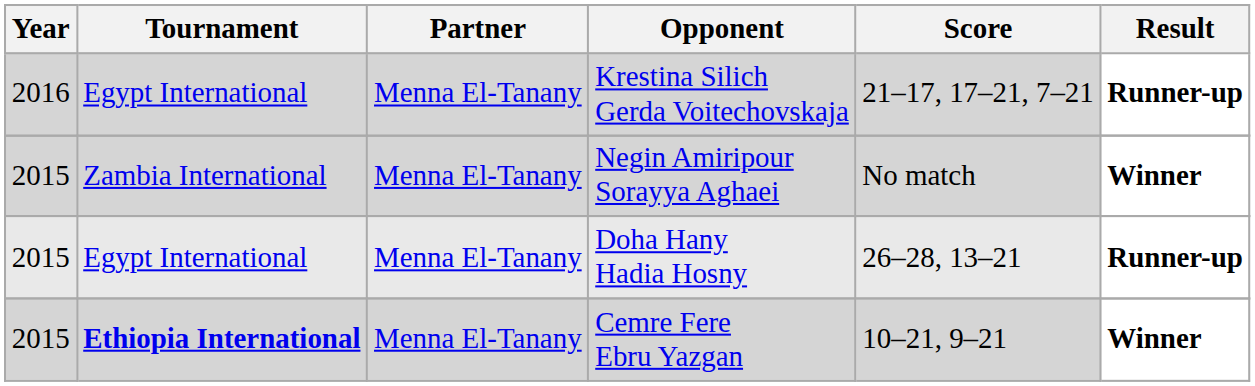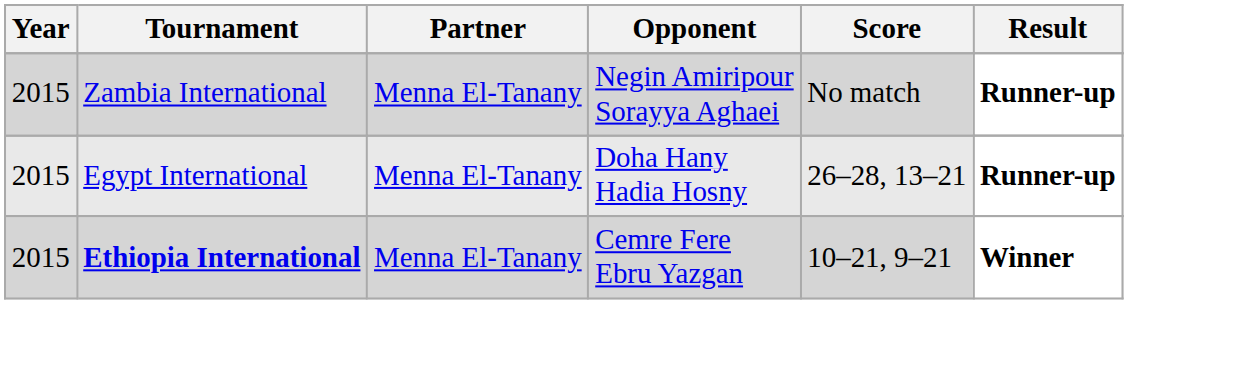- row: (722, 93)
(1154, 175) Winner -> (1048, 93) Runner-up
